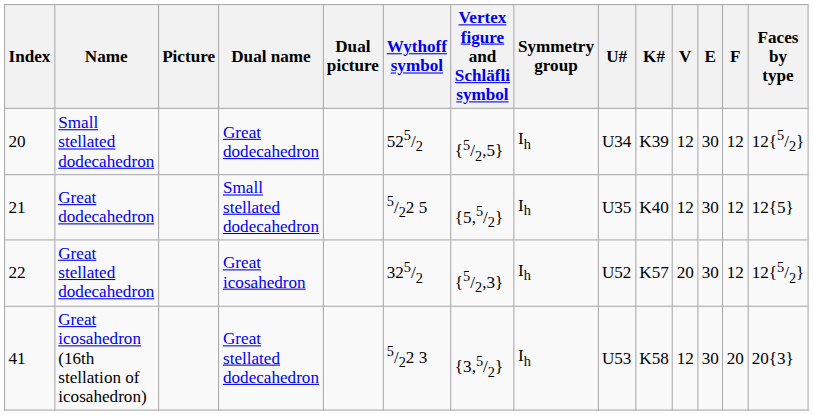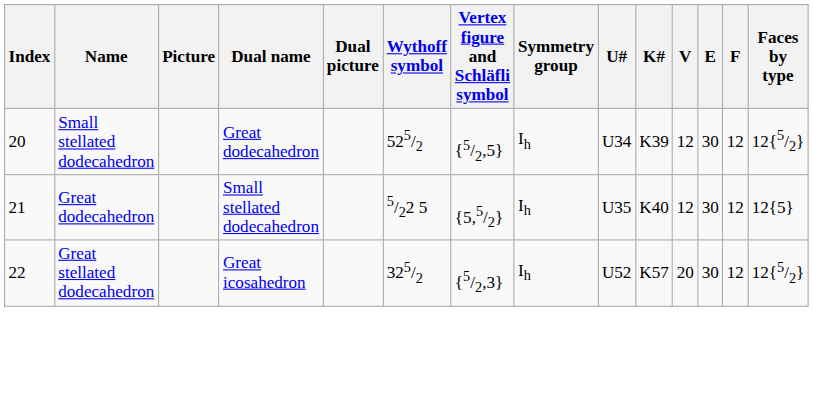- row: (102, 357)
